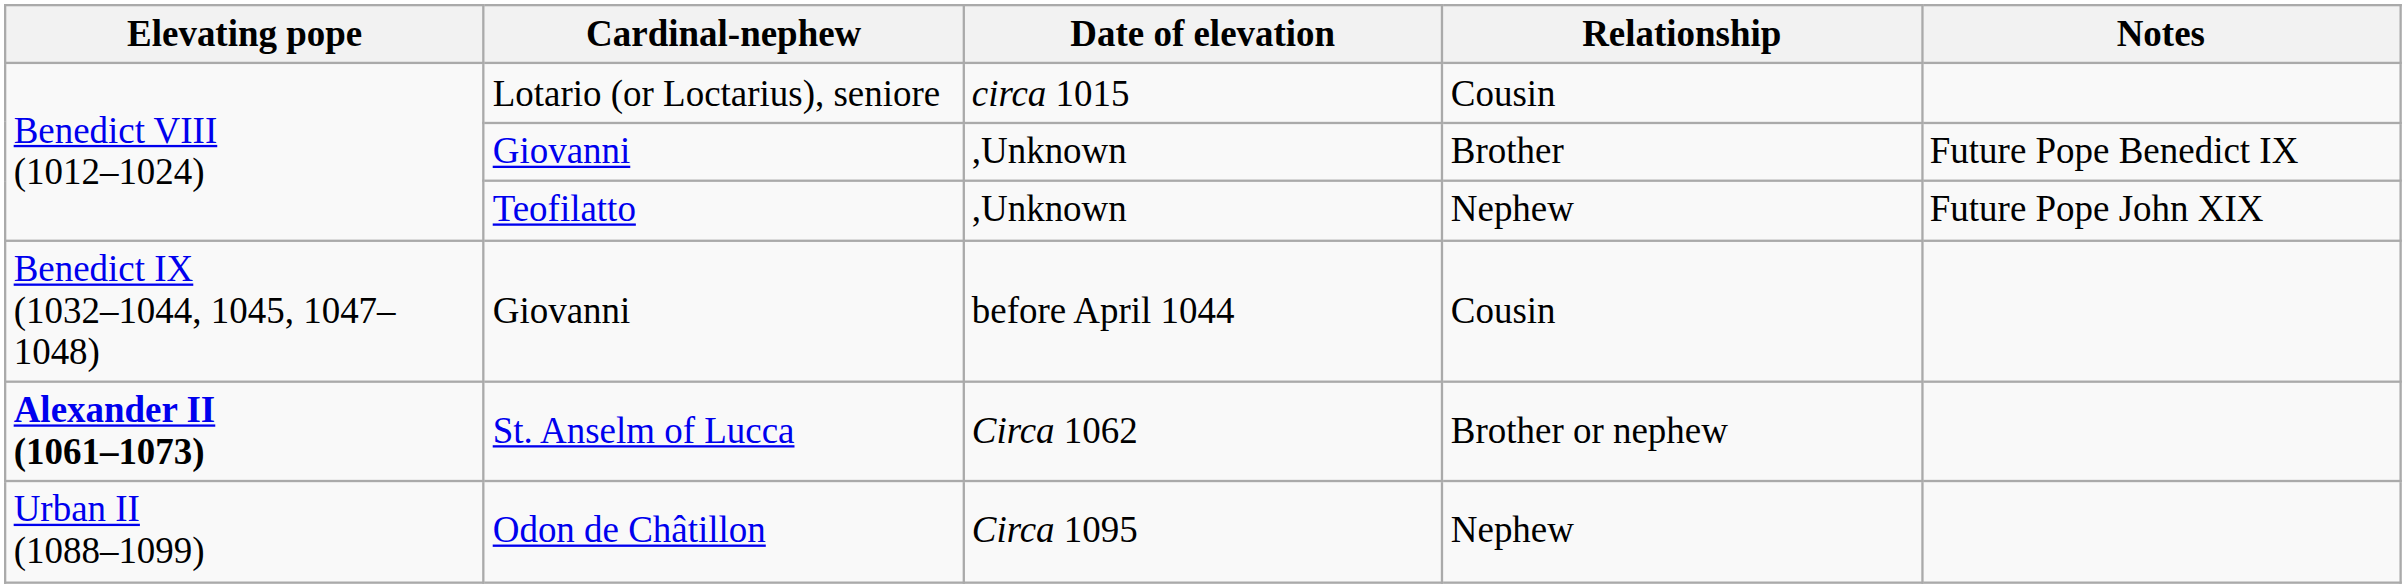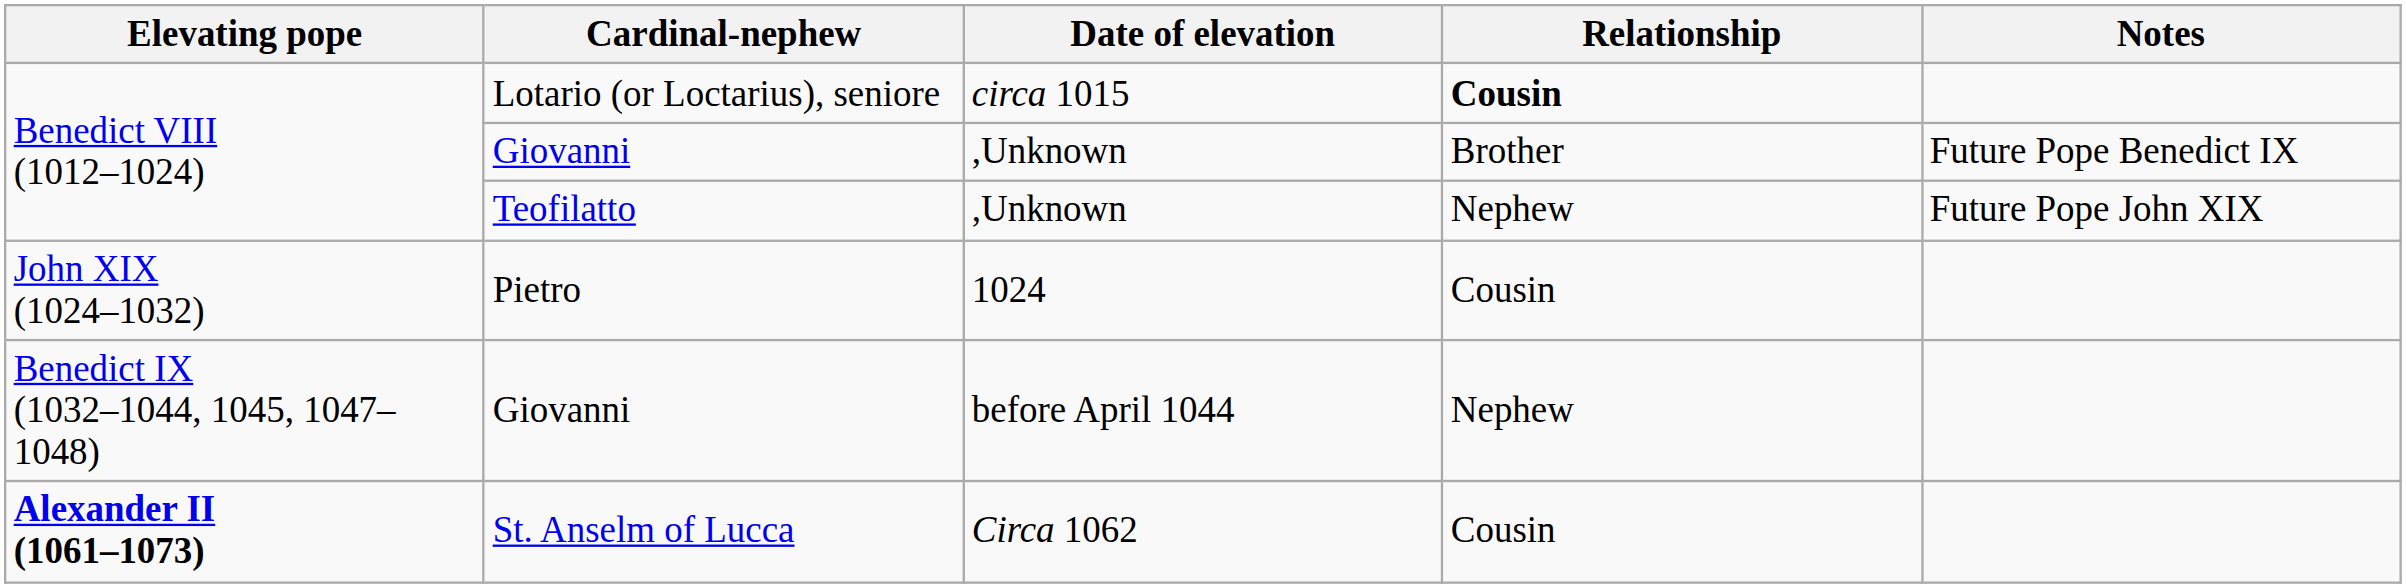(1503, 92) normal -> (1506, 92) bold
+ row: (537, 289)
(1503, 309) Cousin -> (1512, 410) Nephew
(1589, 430) Brother or nephew -> (1503, 531) Cousin
- row: (629, 531)
